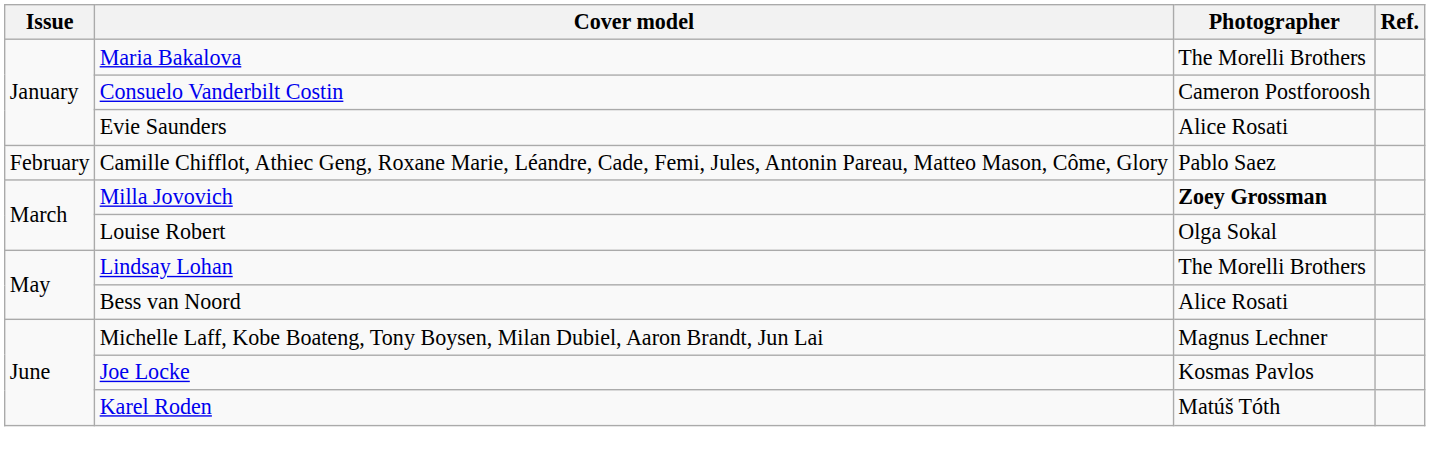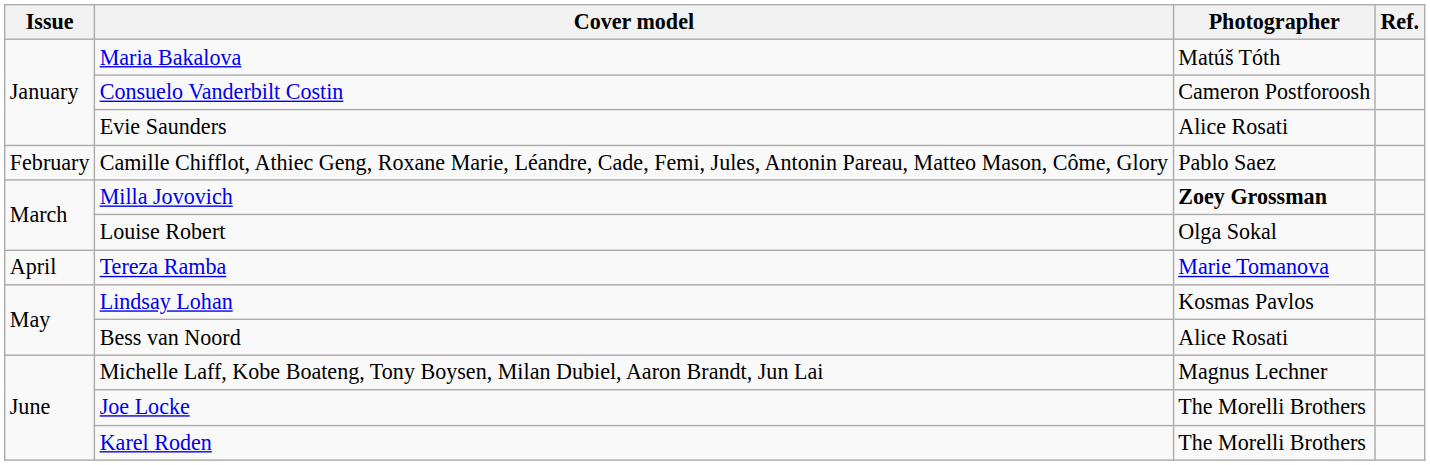(1272, 57) The Morelli Brothers -> (1229, 57) Matúš Tóth
+ row: (163, 267)
(1272, 267) The Morelli Brothers -> (1246, 302) Kosmas Pavlos
(1246, 372) Kosmas Pavlos -> (1272, 407) The Morelli Brothers
(1229, 407) Matúš Tóth -> (1272, 442) The Morelli Brothers
